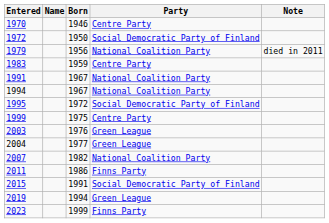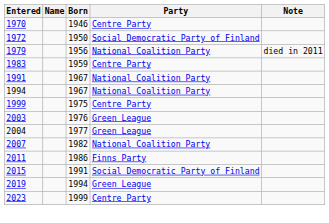- row: (16, 104)
(119, 211) Finns Party -> (122, 198) Centre Party
